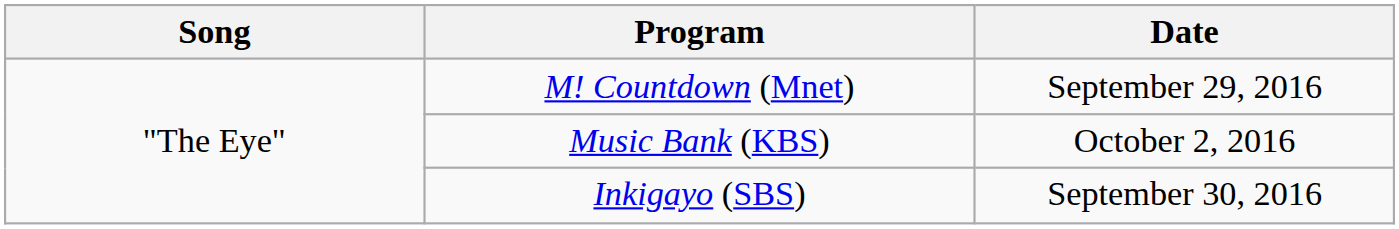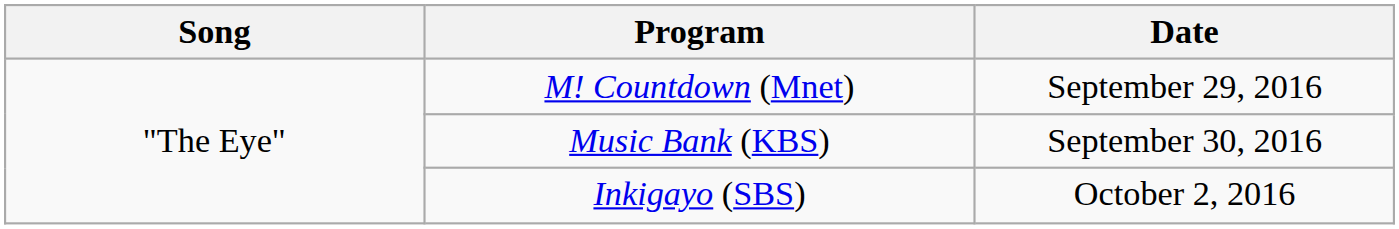(1185, 140) October 2, 2016 -> (1185, 140) September 30, 2016
(1185, 194) September 30, 2016 -> (1185, 194) October 2, 2016
